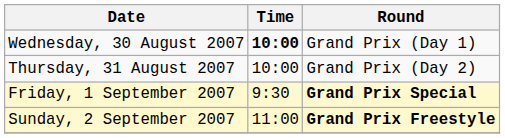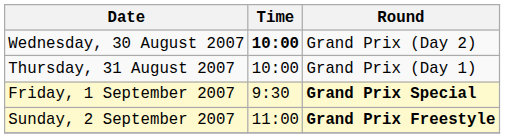(392, 43) Grand Prix (Day 1) -> (392, 43) Grand Prix (Day 2)
(392, 69) Grand Prix (Day 2) -> (392, 69) Grand Prix (Day 1)
